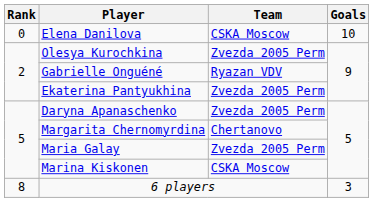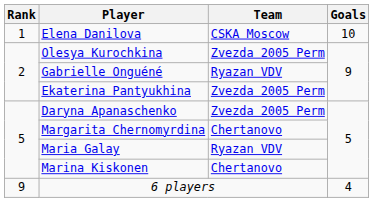(22, 33) 0 -> (22, 33) 1
(268, 149) Zvezda 2005 Perm -> (246, 149) Ryazan VDV
(250, 168) CSKA Moscow -> (246, 168) Chertanovo
(22, 188) 8 -> (22, 188) 9
(348, 188) 3 -> (348, 188) 4
